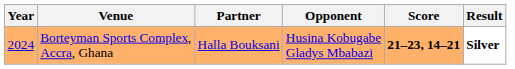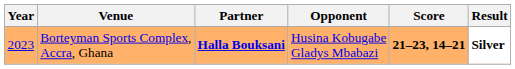(21, 45) 2024 -> (21, 45) 2023
(239, 45) normal -> (241, 45) bold
